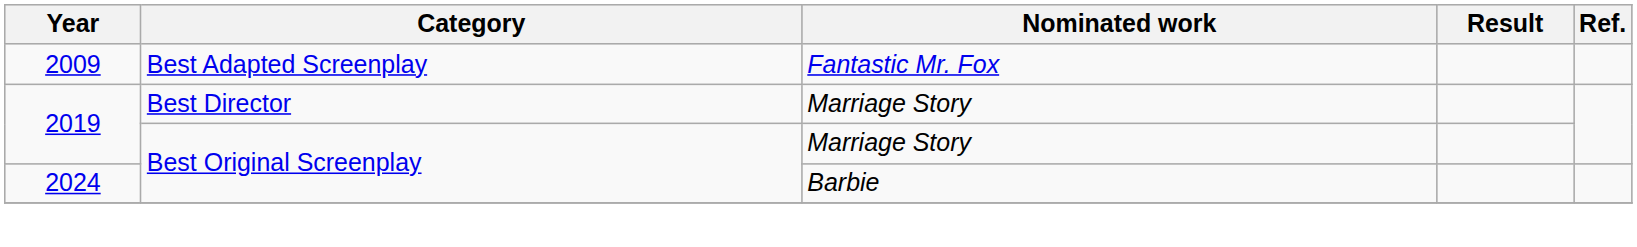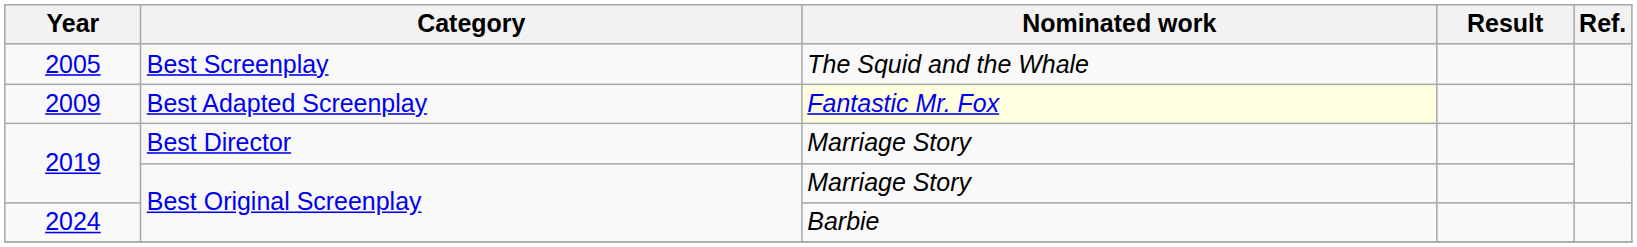+ row: (73, 63)
(903, 63) no background -> (903, 103) lightyellow background
